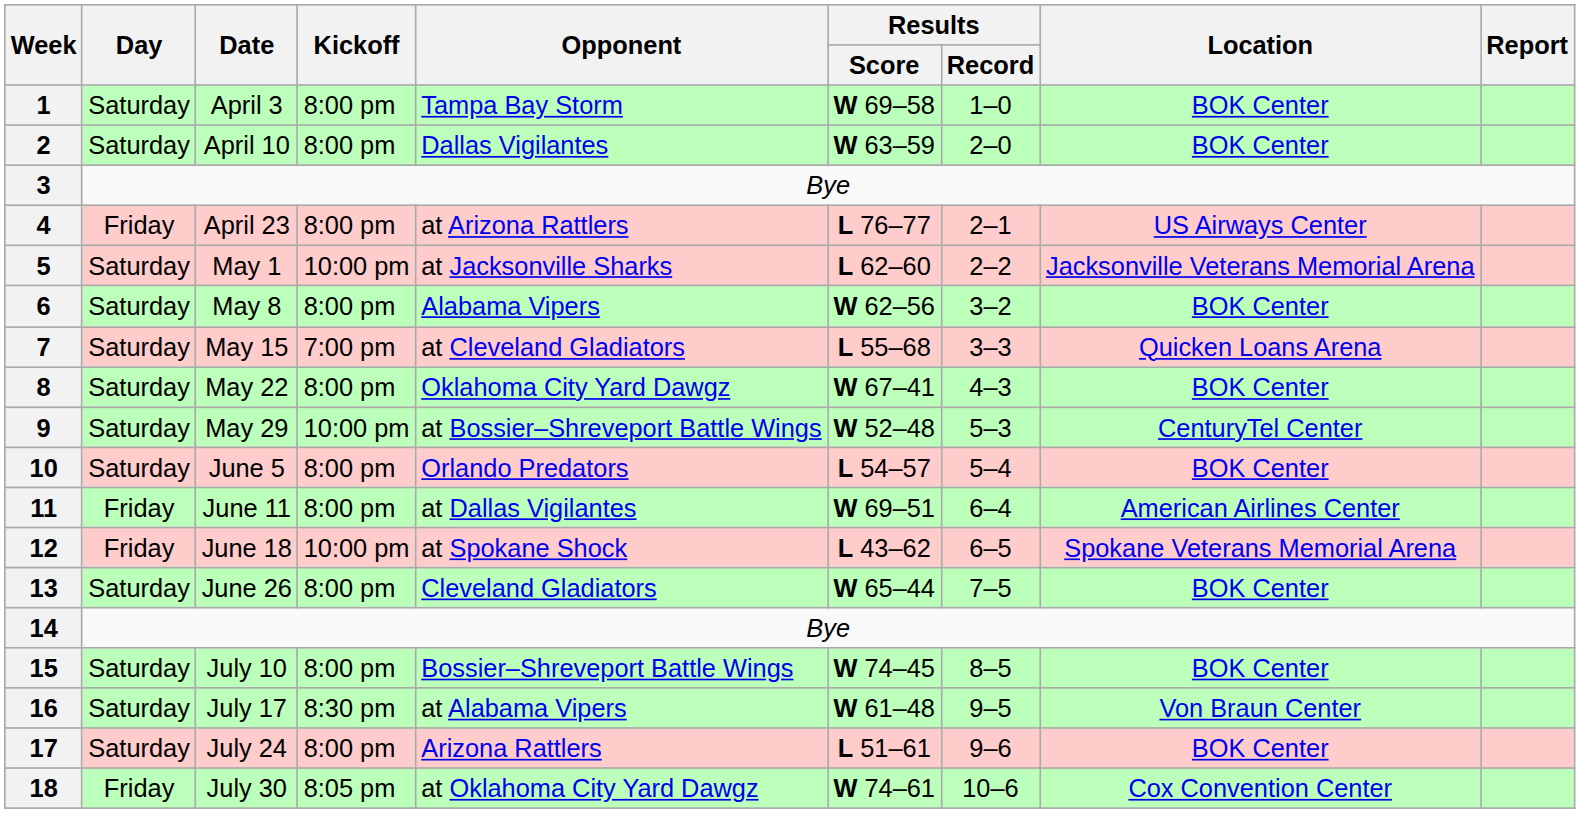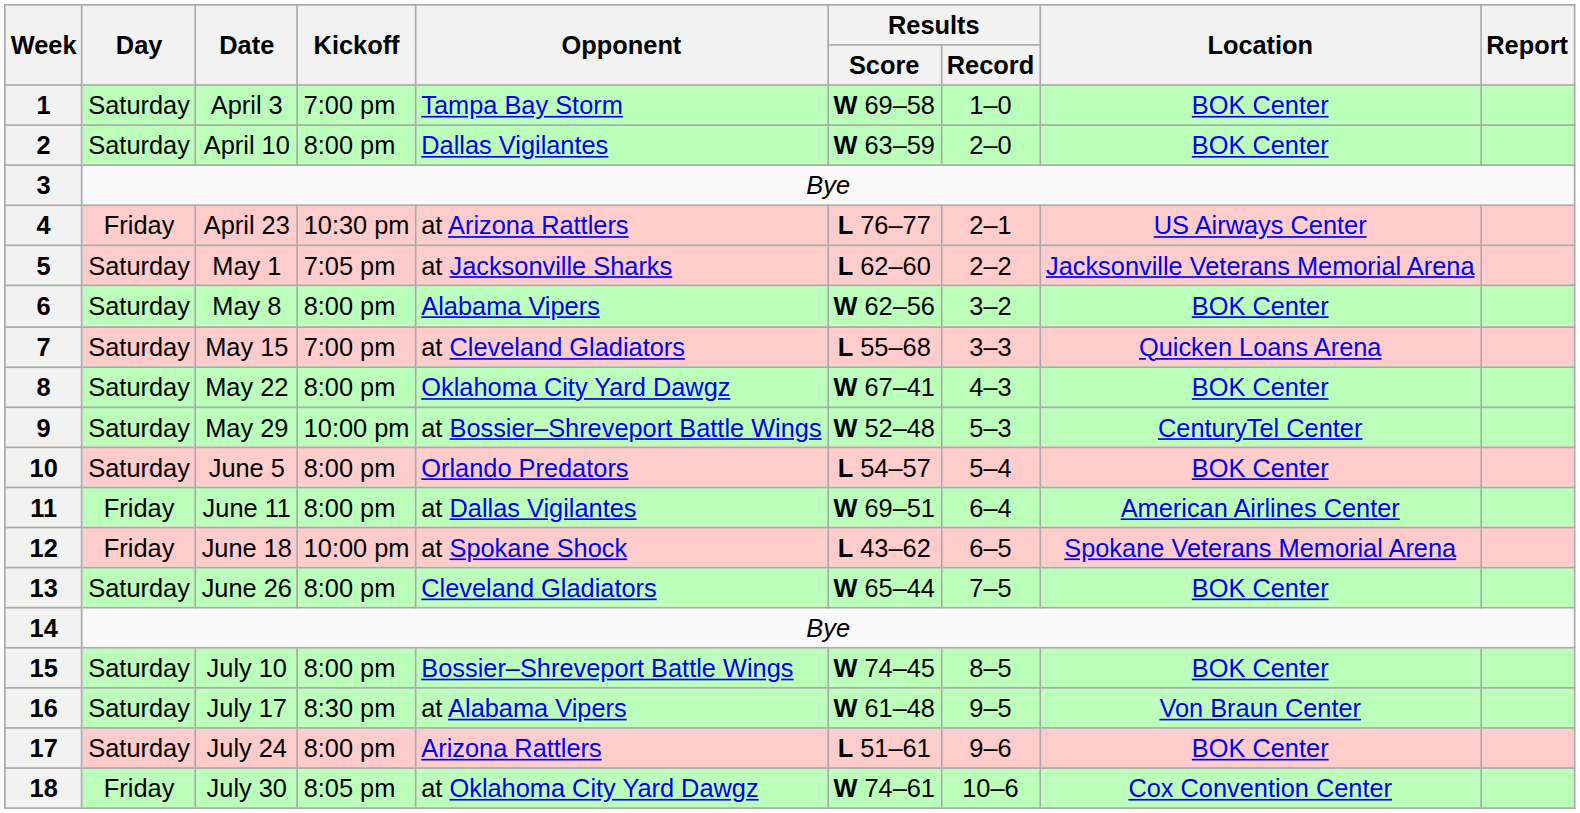(350, 105) 8:00 pm -> (350, 105) 7:00 pm
(350, 226) 8:00 pm -> (357, 226) 10:30 pm
(357, 266) 10:00 pm -> (350, 266) 7:05 pm
